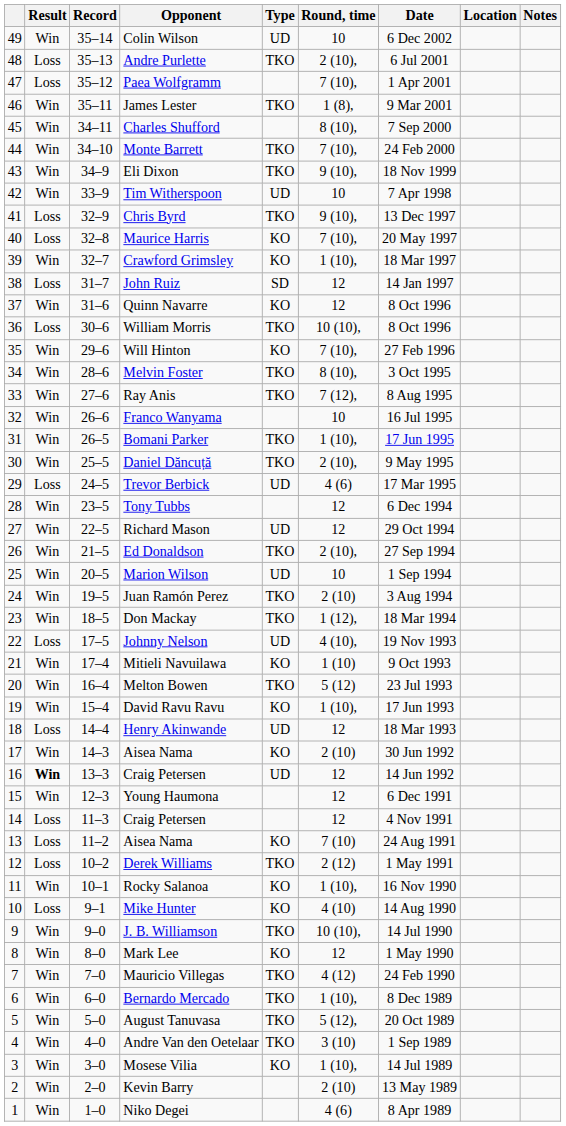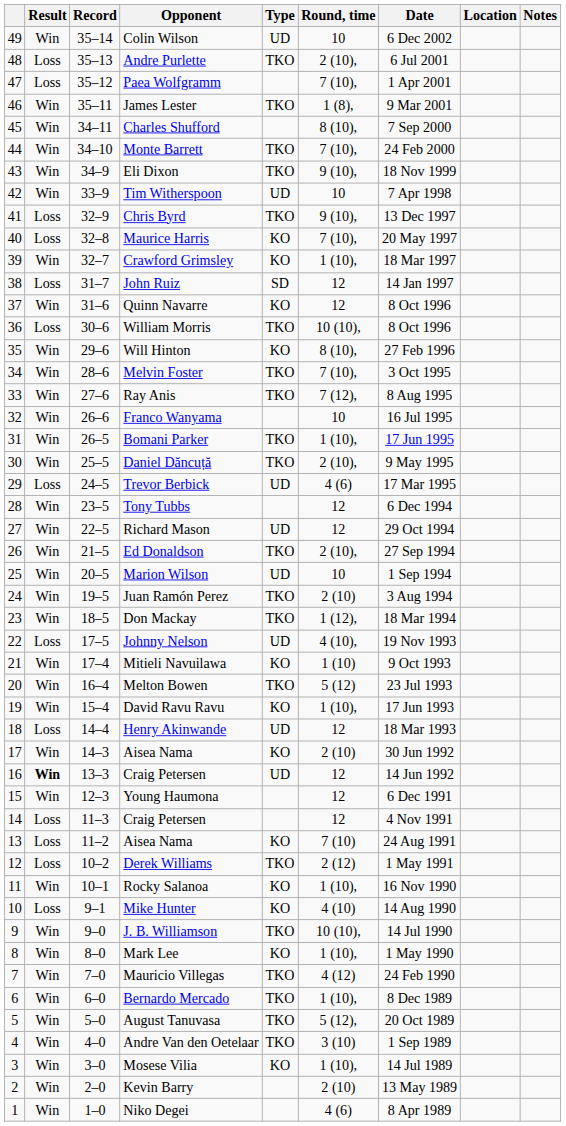(338, 350) 7 (10), -> (338, 350) 8 (10),
(338, 372) 8 (10), -> (338, 372) 7 (10),
(338, 953) 12 -> (338, 953) 1 (10),
